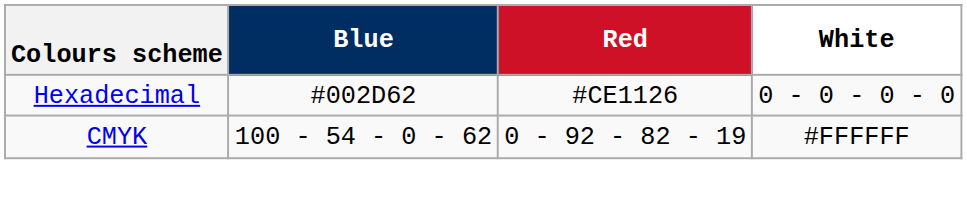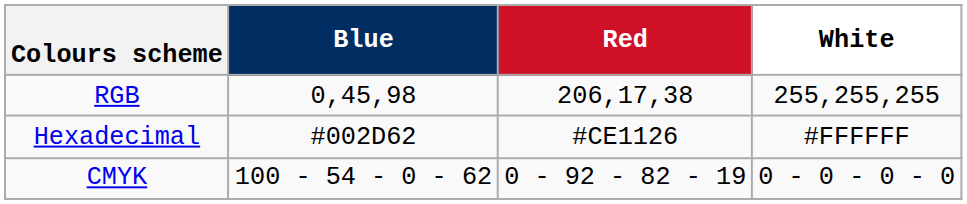+ row: (117, 96)
(857, 96) 0 - 0 - 0 - 0 -> (857, 137) #FFFFFF
(857, 137) #FFFFFF -> (857, 178) 0 - 0 - 0 - 0
